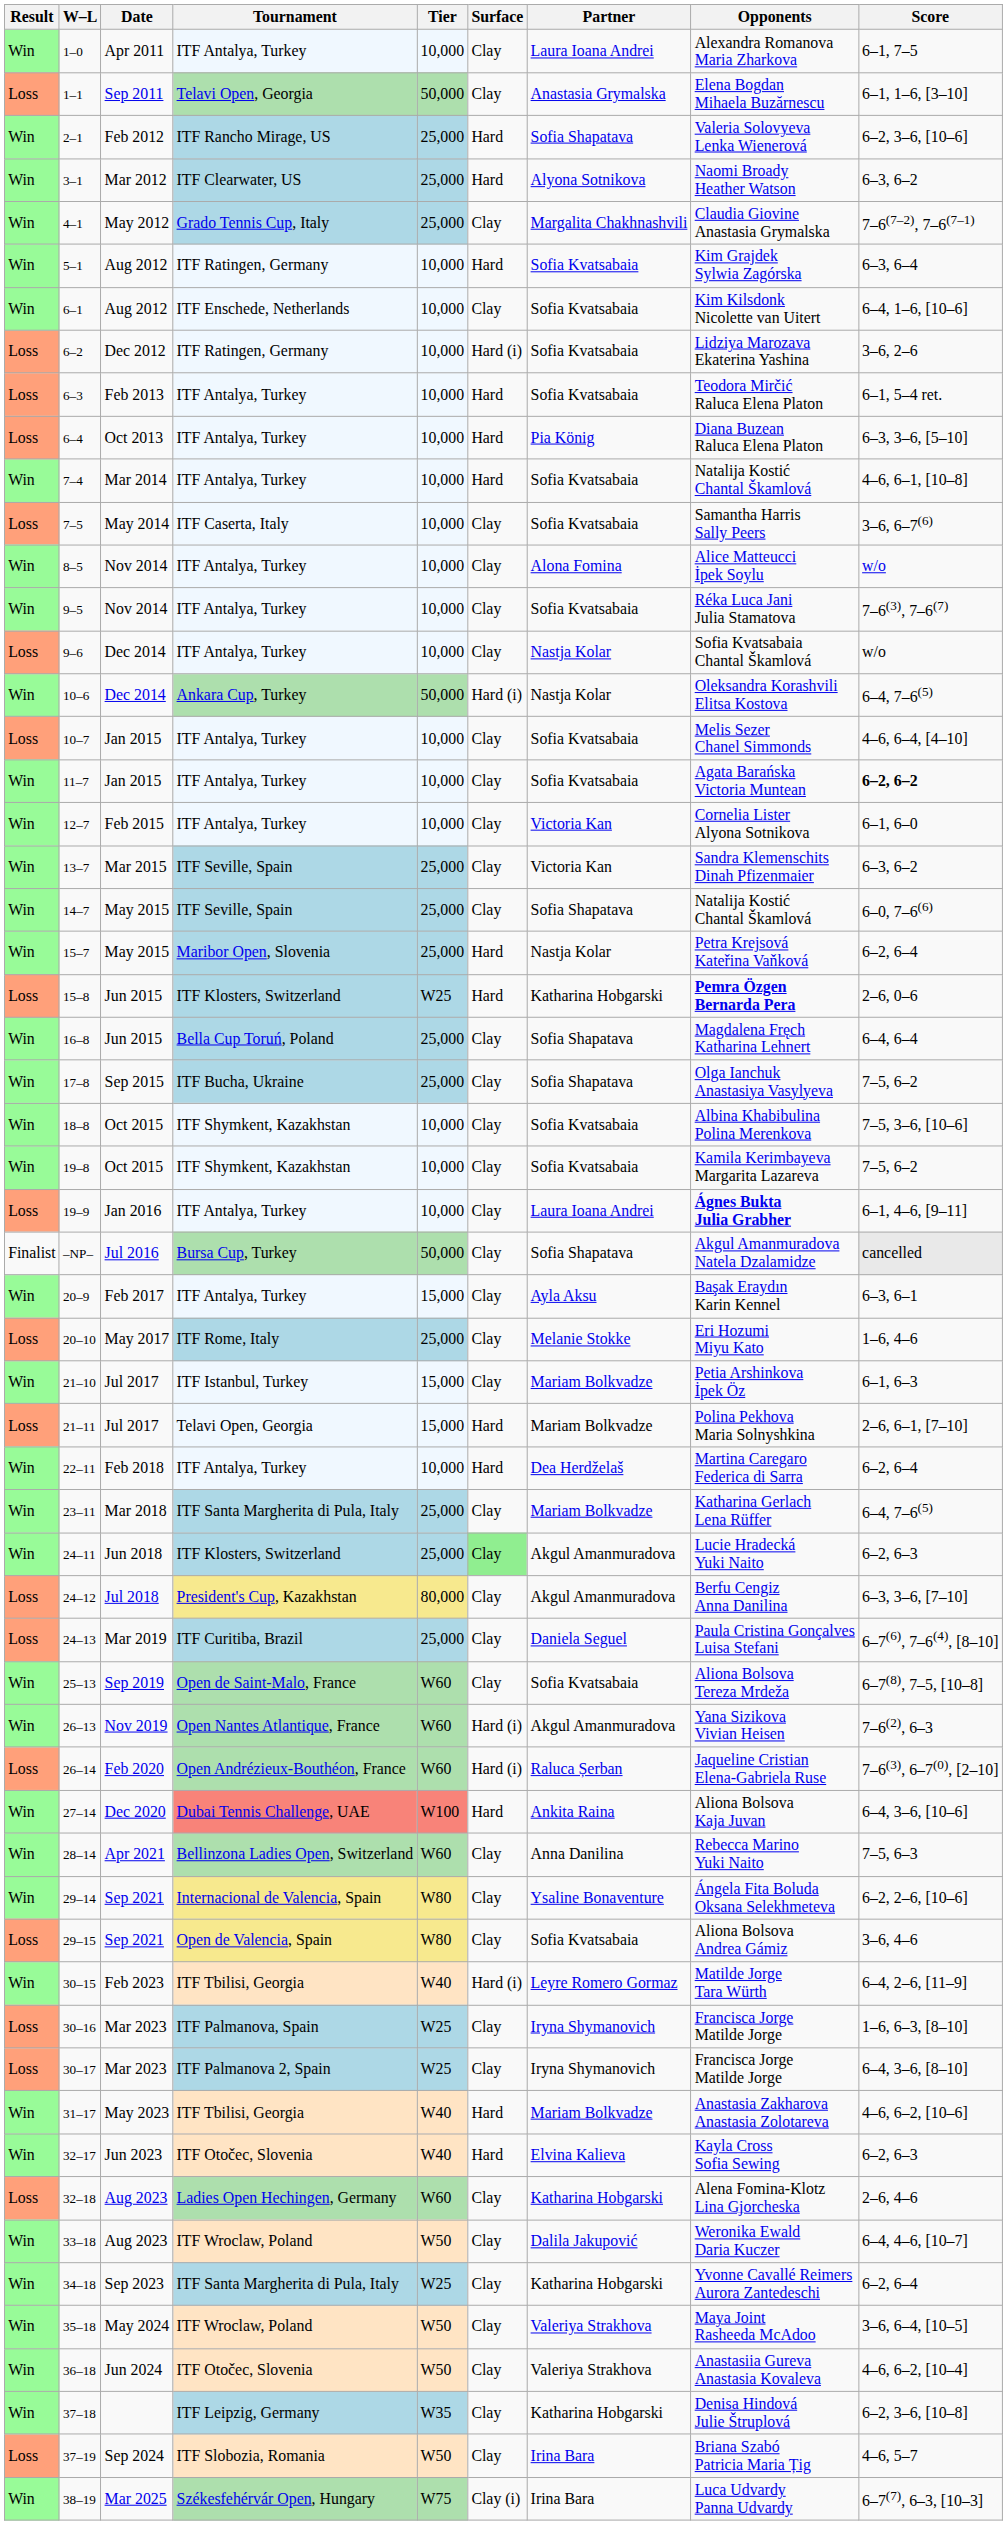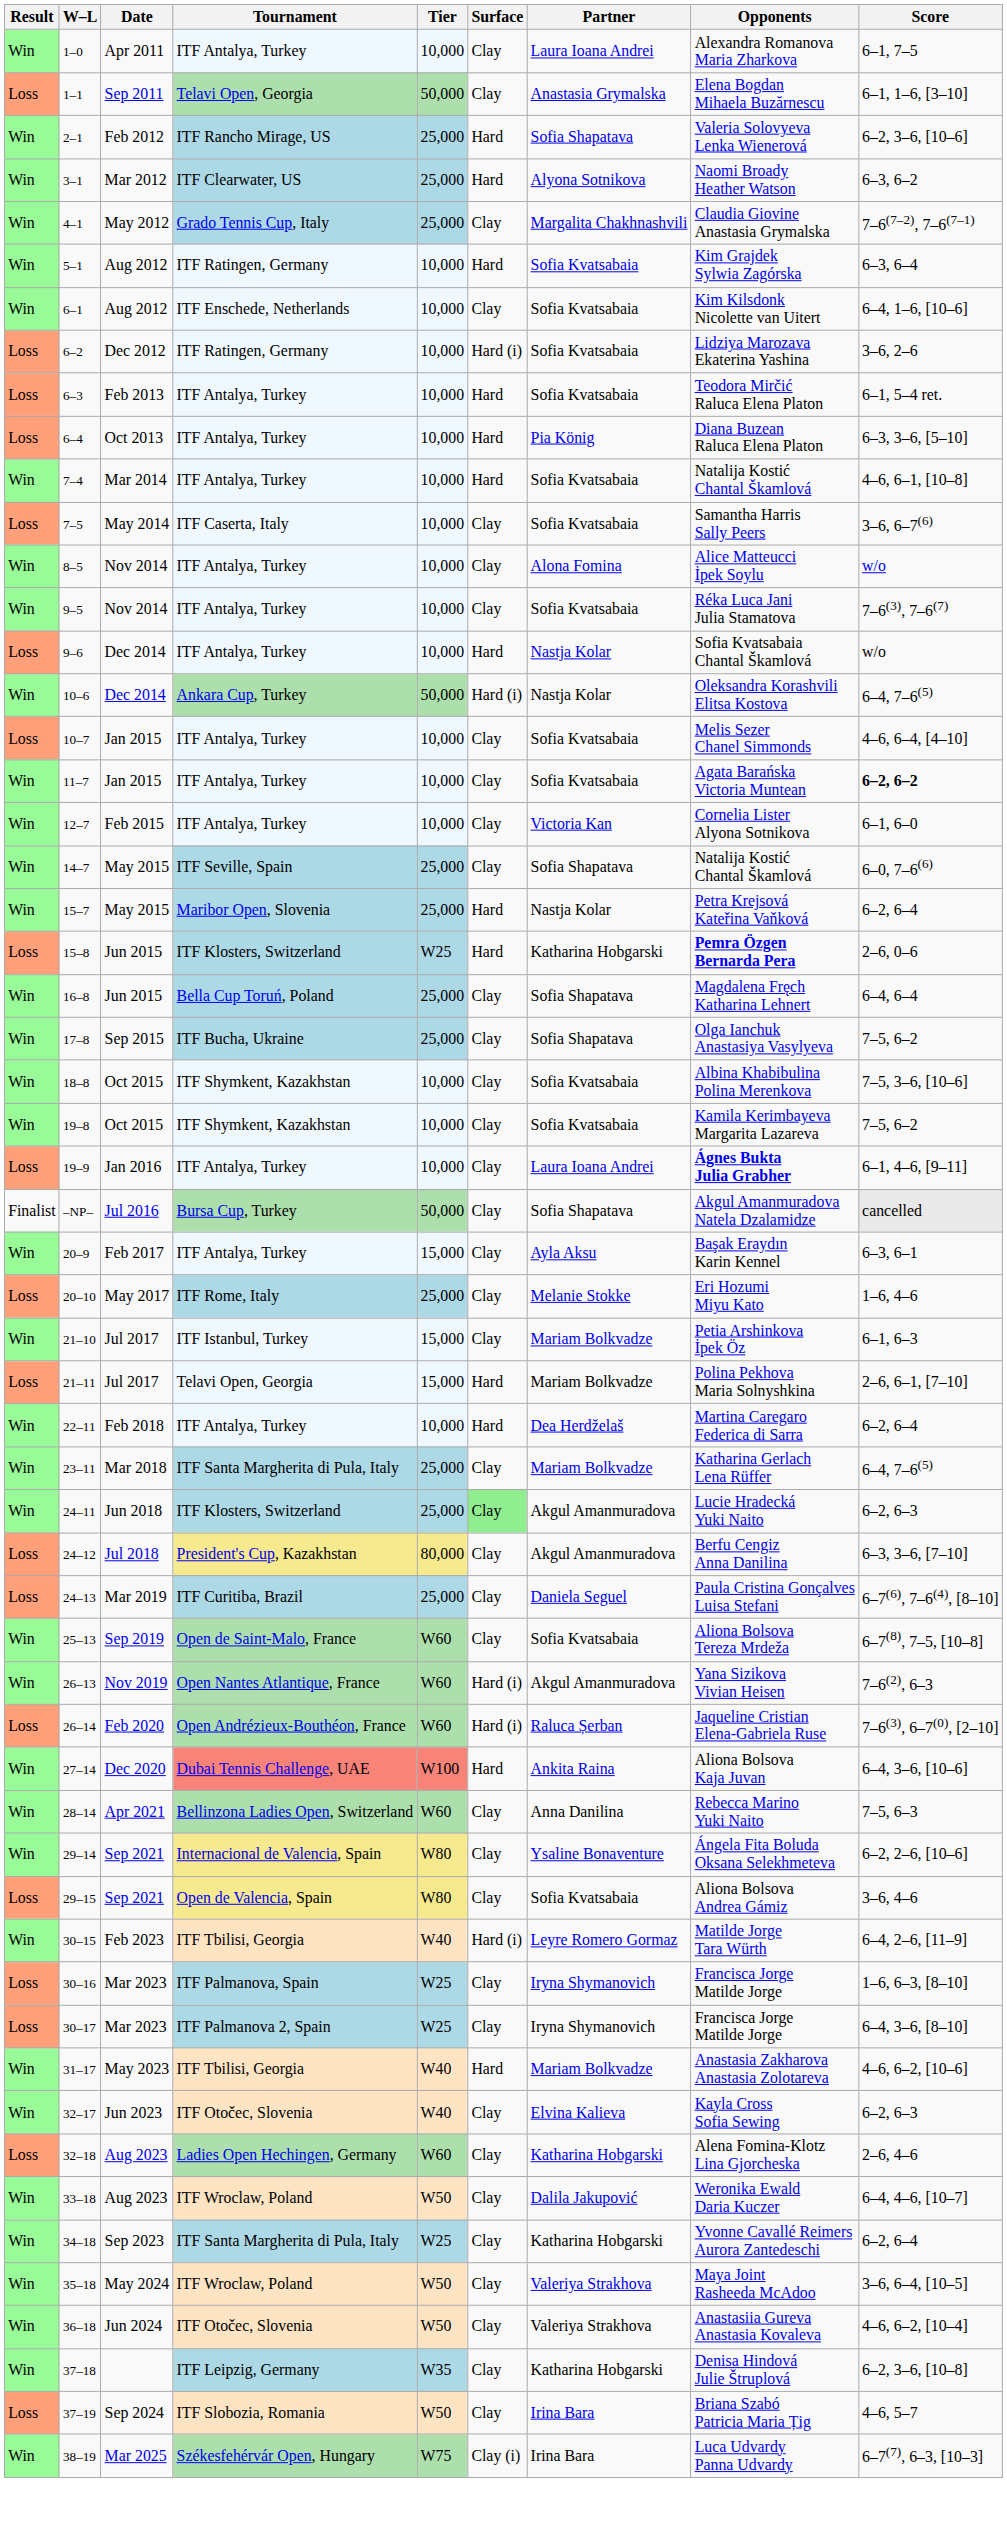(486, 652) Clay -> (487, 652) Hard
- row: (76, 867)
(487, 2155) Hard -> (486, 2112) Clay
